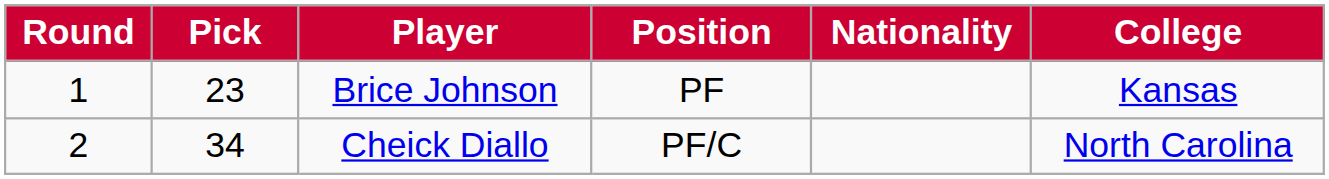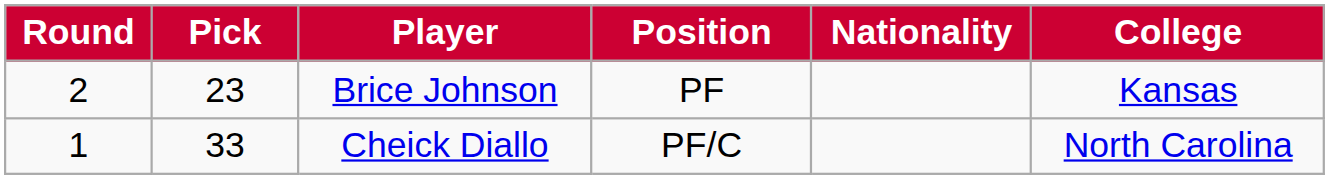(78, 88) 1 -> (78, 88) 2
(78, 145) 2 -> (78, 145) 1
(225, 145) 34 -> (225, 145) 33
